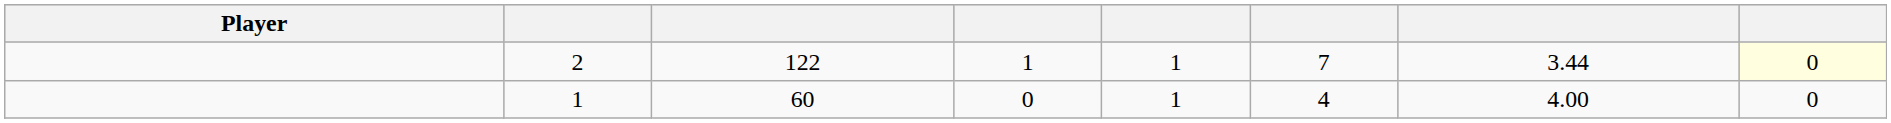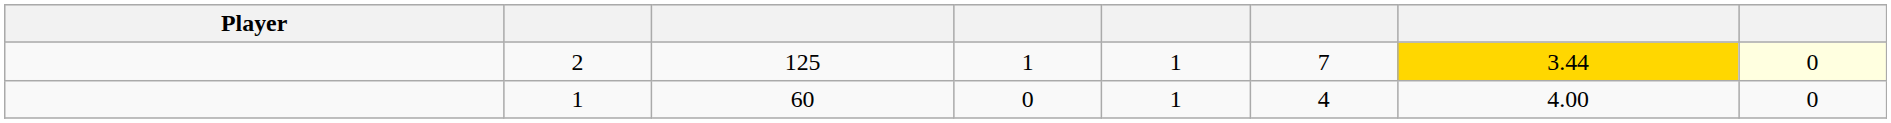(803, 61) 122 -> (803, 61) 125
(1568, 61) no background -> (1568, 61) gold background
